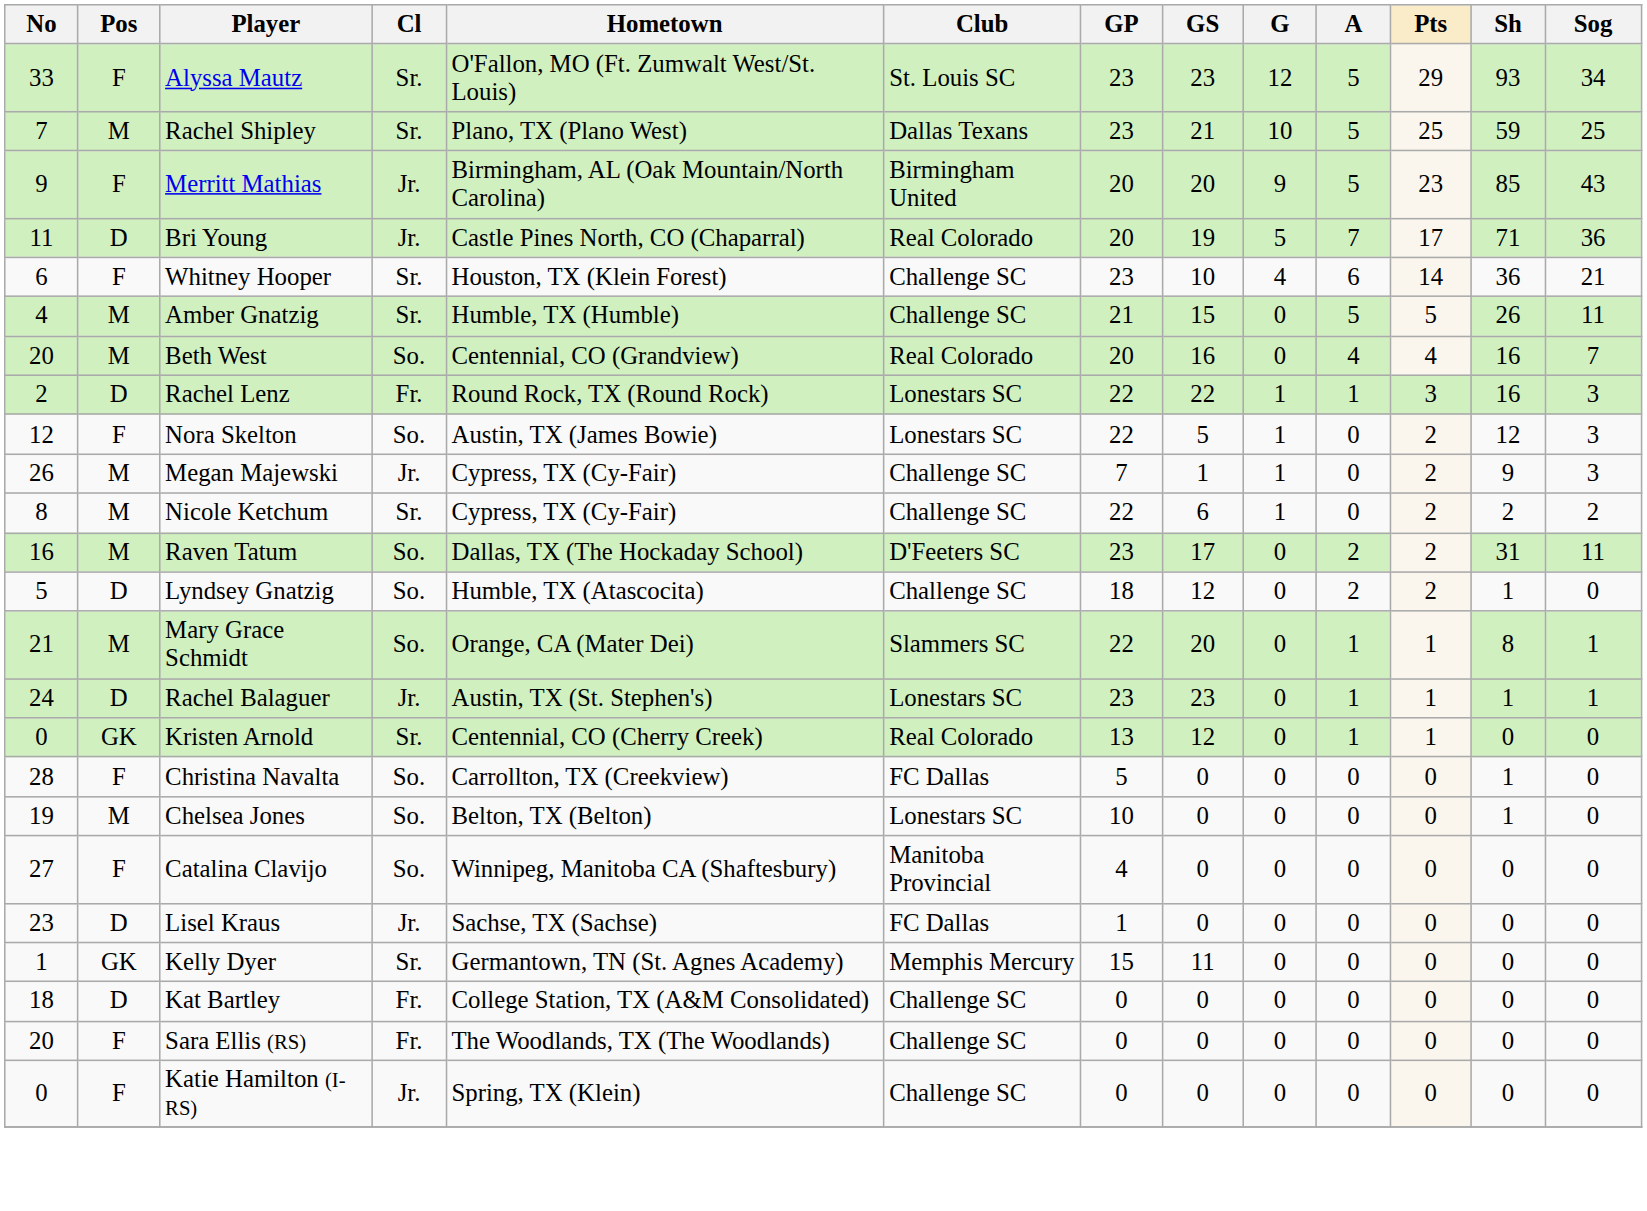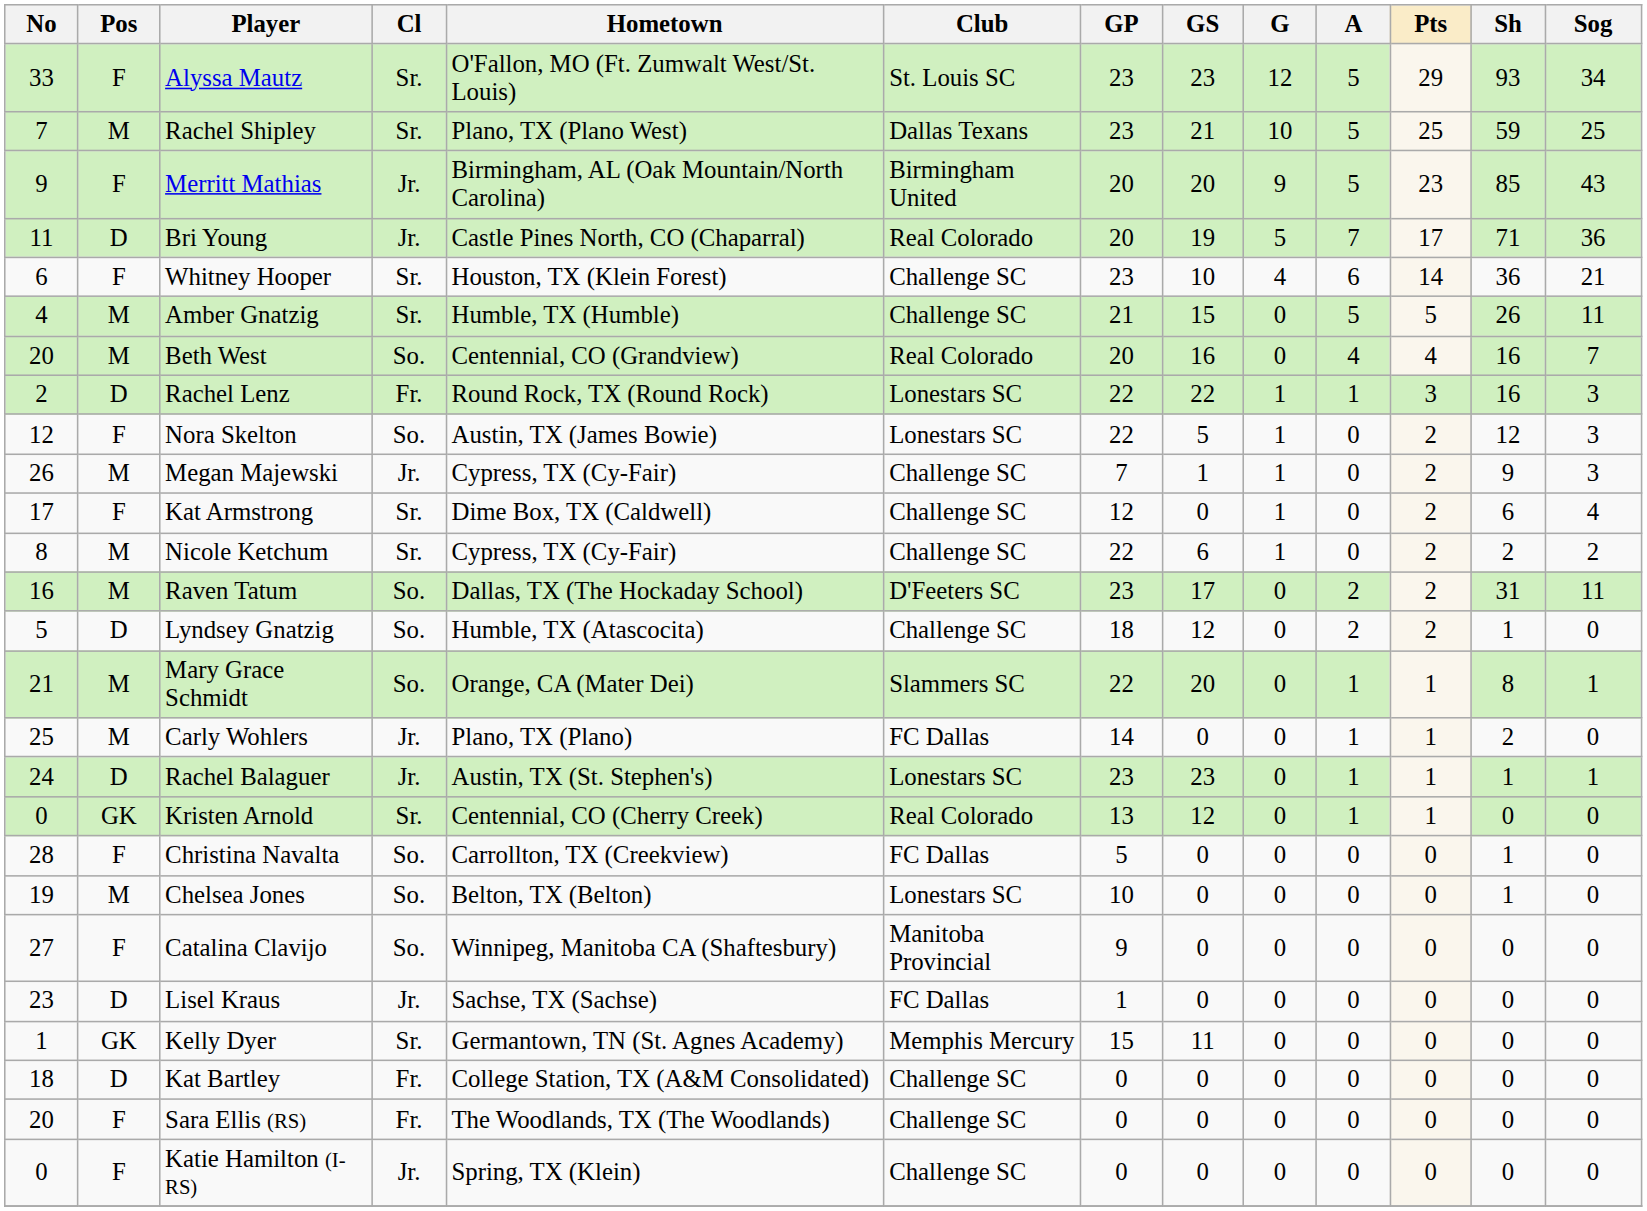+ row: (239, 512)
+ row: (237, 737)
(1121, 869) 4 -> (1121, 947) 9
